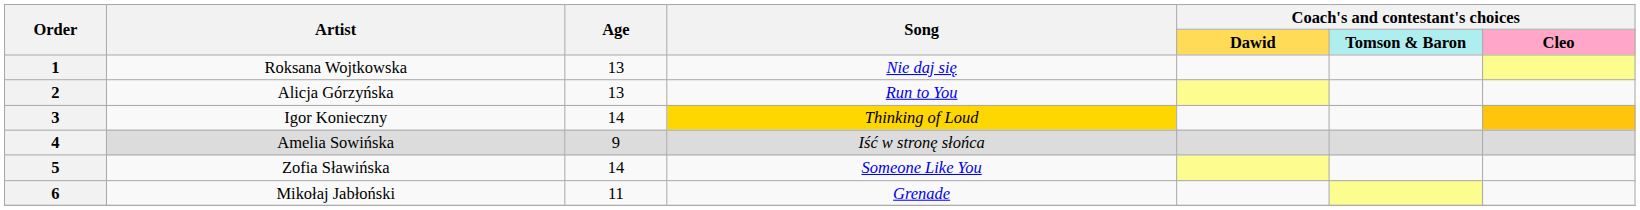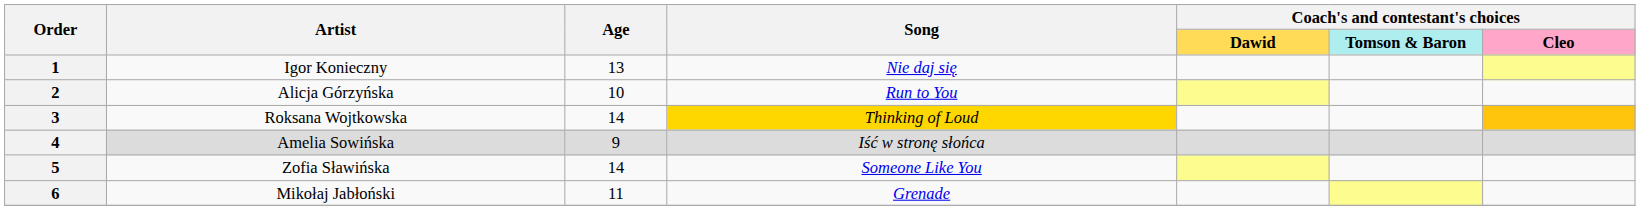(336, 67) Roksana Wojtkowska -> (336, 67) Igor Konieczny
(616, 92) 13 -> (616, 92) 10
(336, 117) Igor Konieczny -> (336, 117) Roksana Wojtkowska
